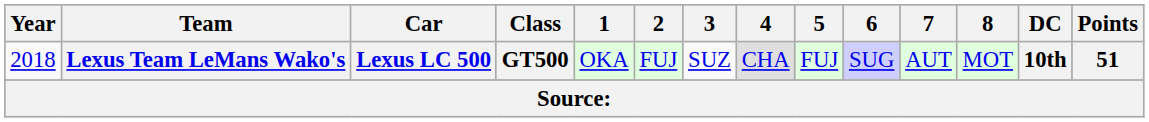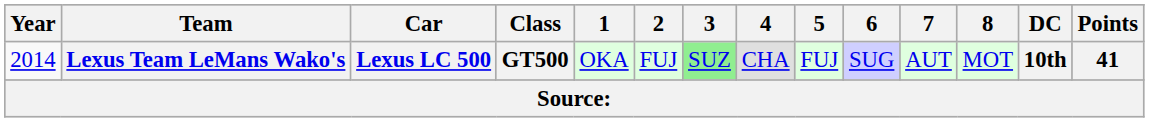(33, 60) 2018 -> (33, 60) 2014
(709, 60) no background -> (709, 60) lightgreen background
(1108, 60) 51 -> (1108, 60) 41
